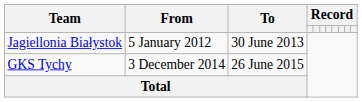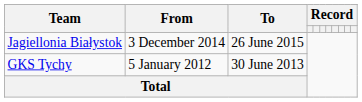(170, 43) 5 January 2012 -> (177, 43) 3 December 2014
(267, 43) 30 June 2013 -> (267, 43) 26 June 2015
(177, 64) 3 December 2014 -> (170, 64) 5 January 2012
(267, 64) 26 June 2015 -> (267, 64) 30 June 2013
